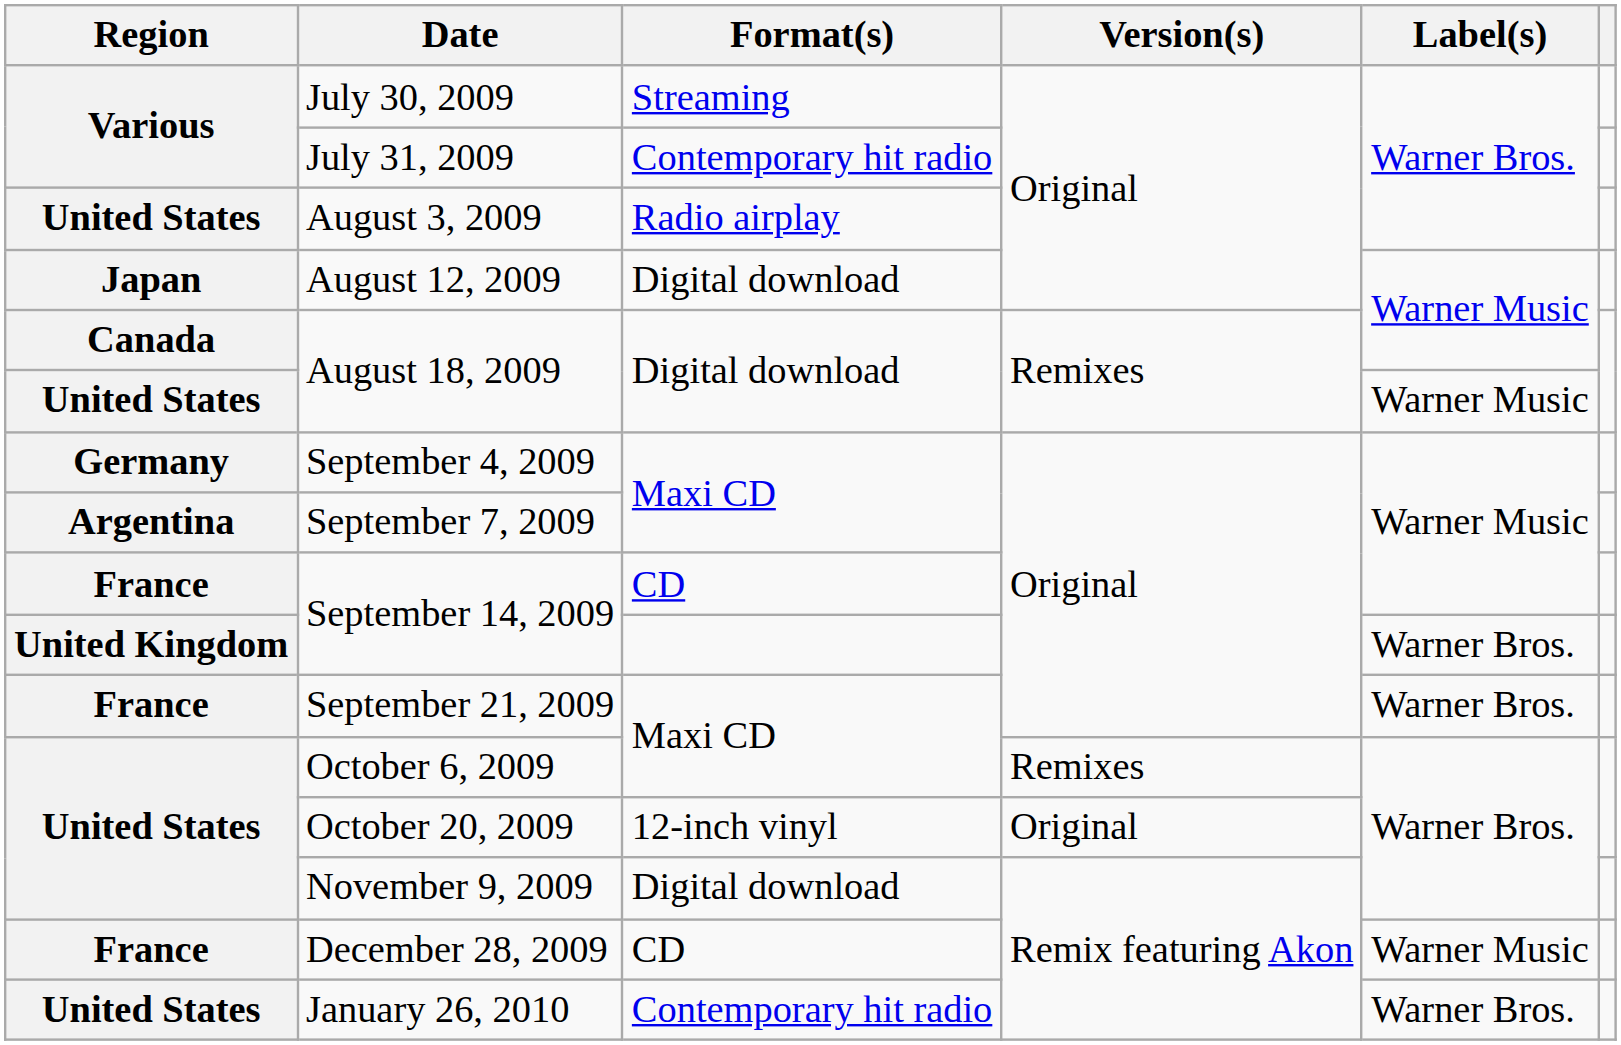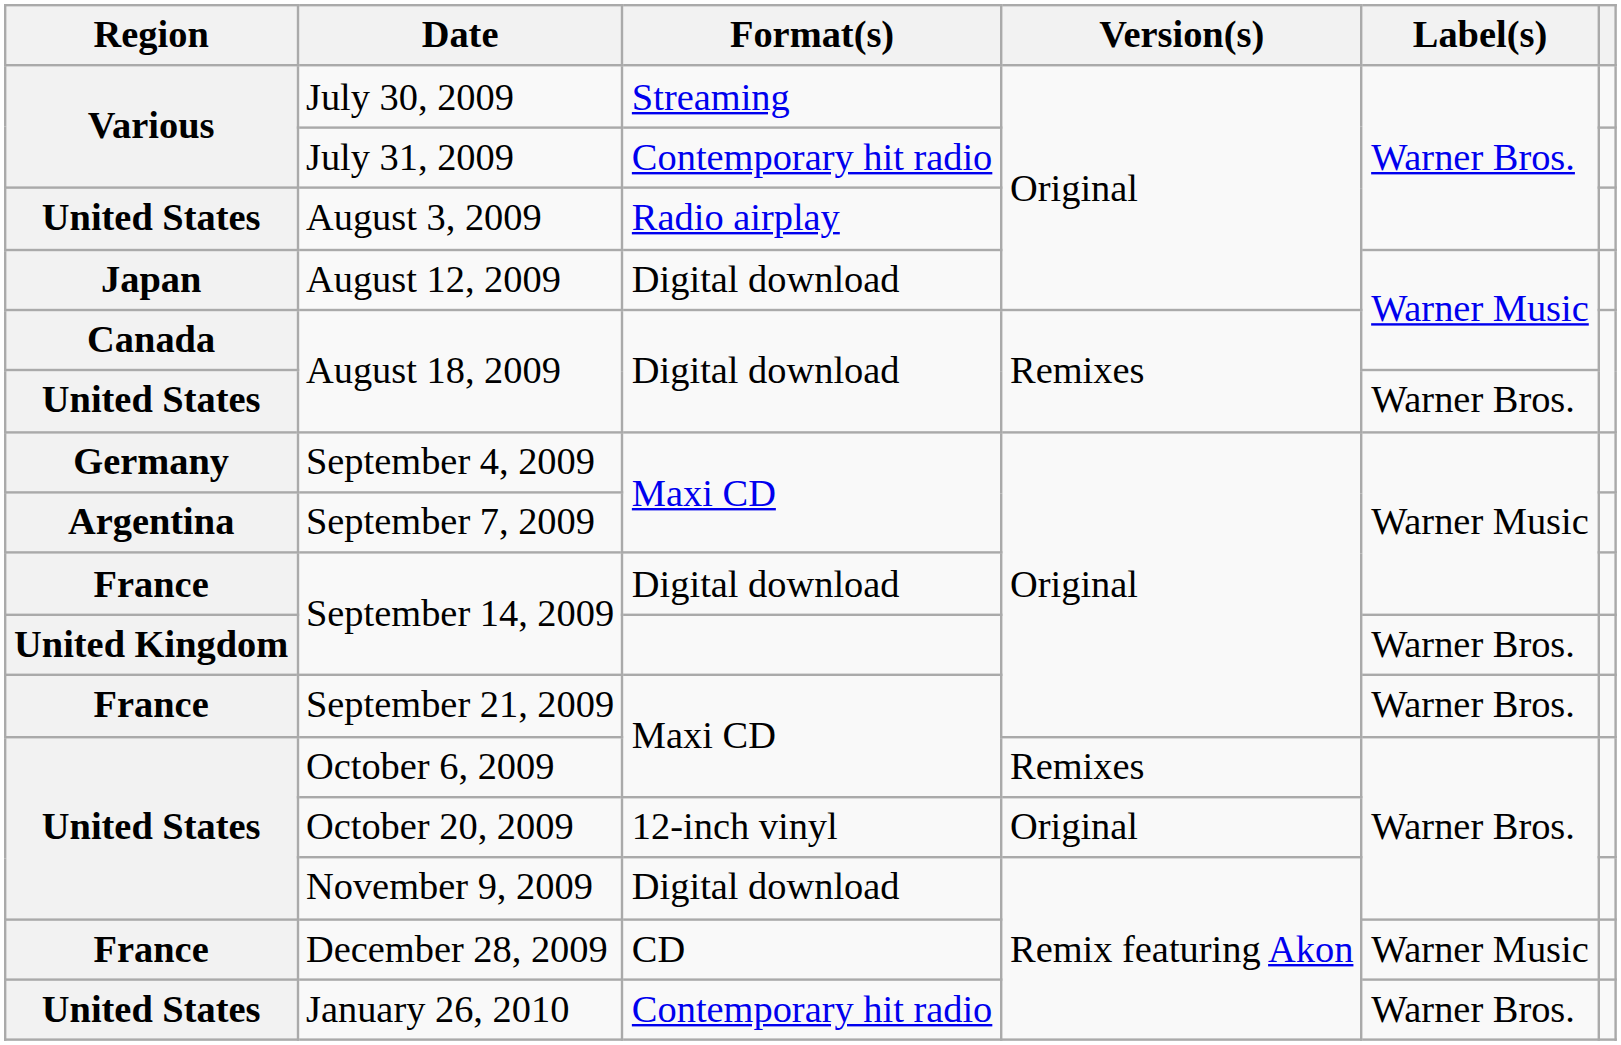(1480, 400) Warner Music -> (1473, 400) Warner Bros.
(659, 583) CD -> (766, 583) Digital download
